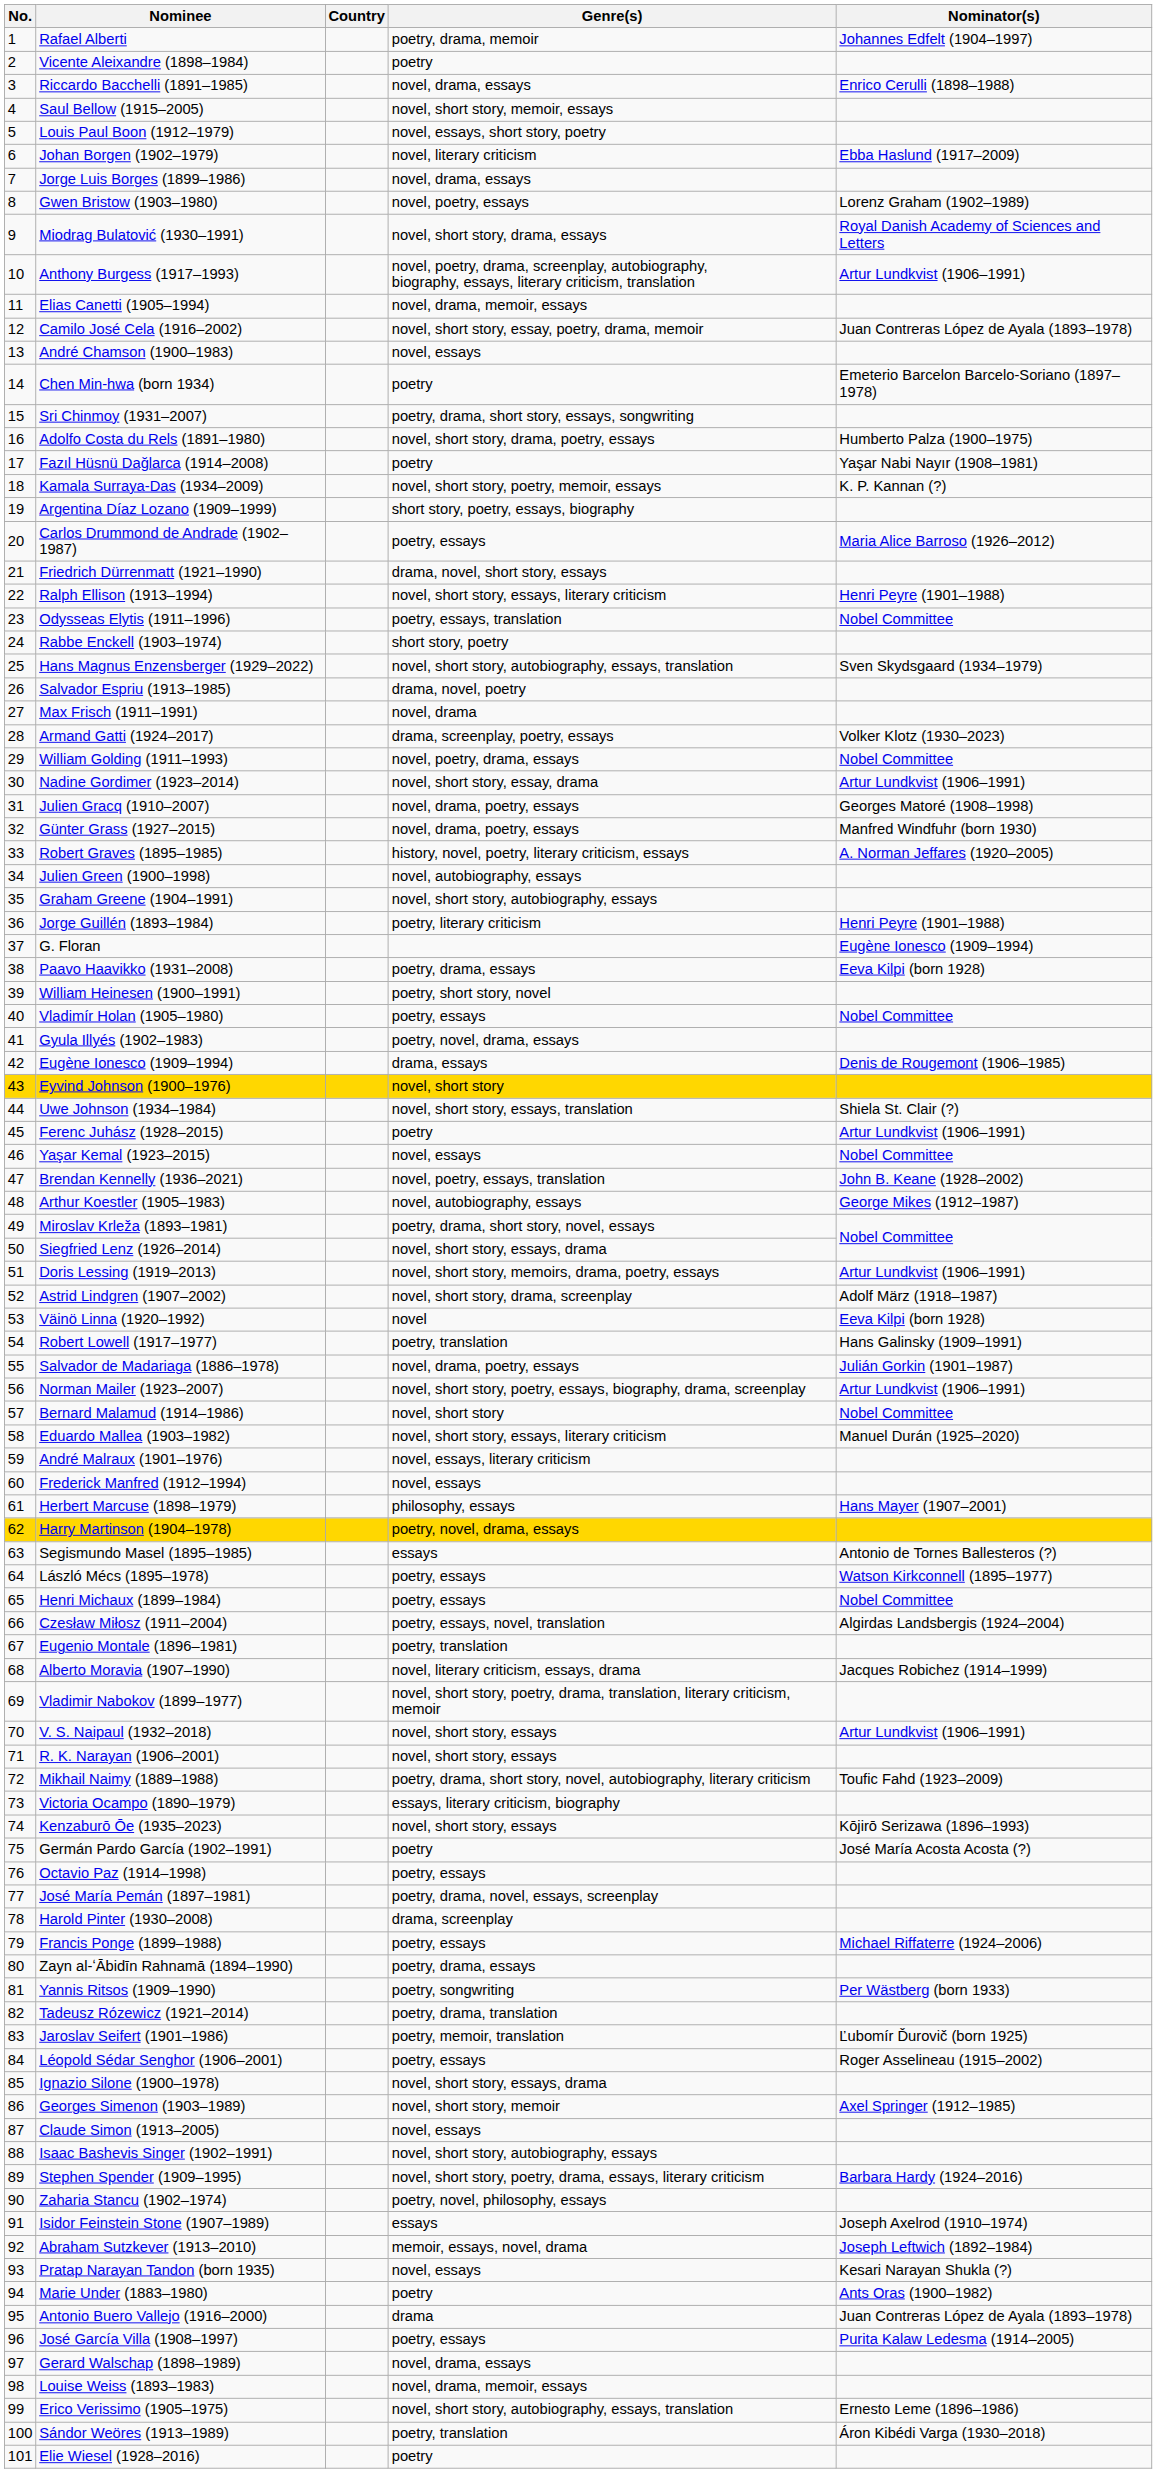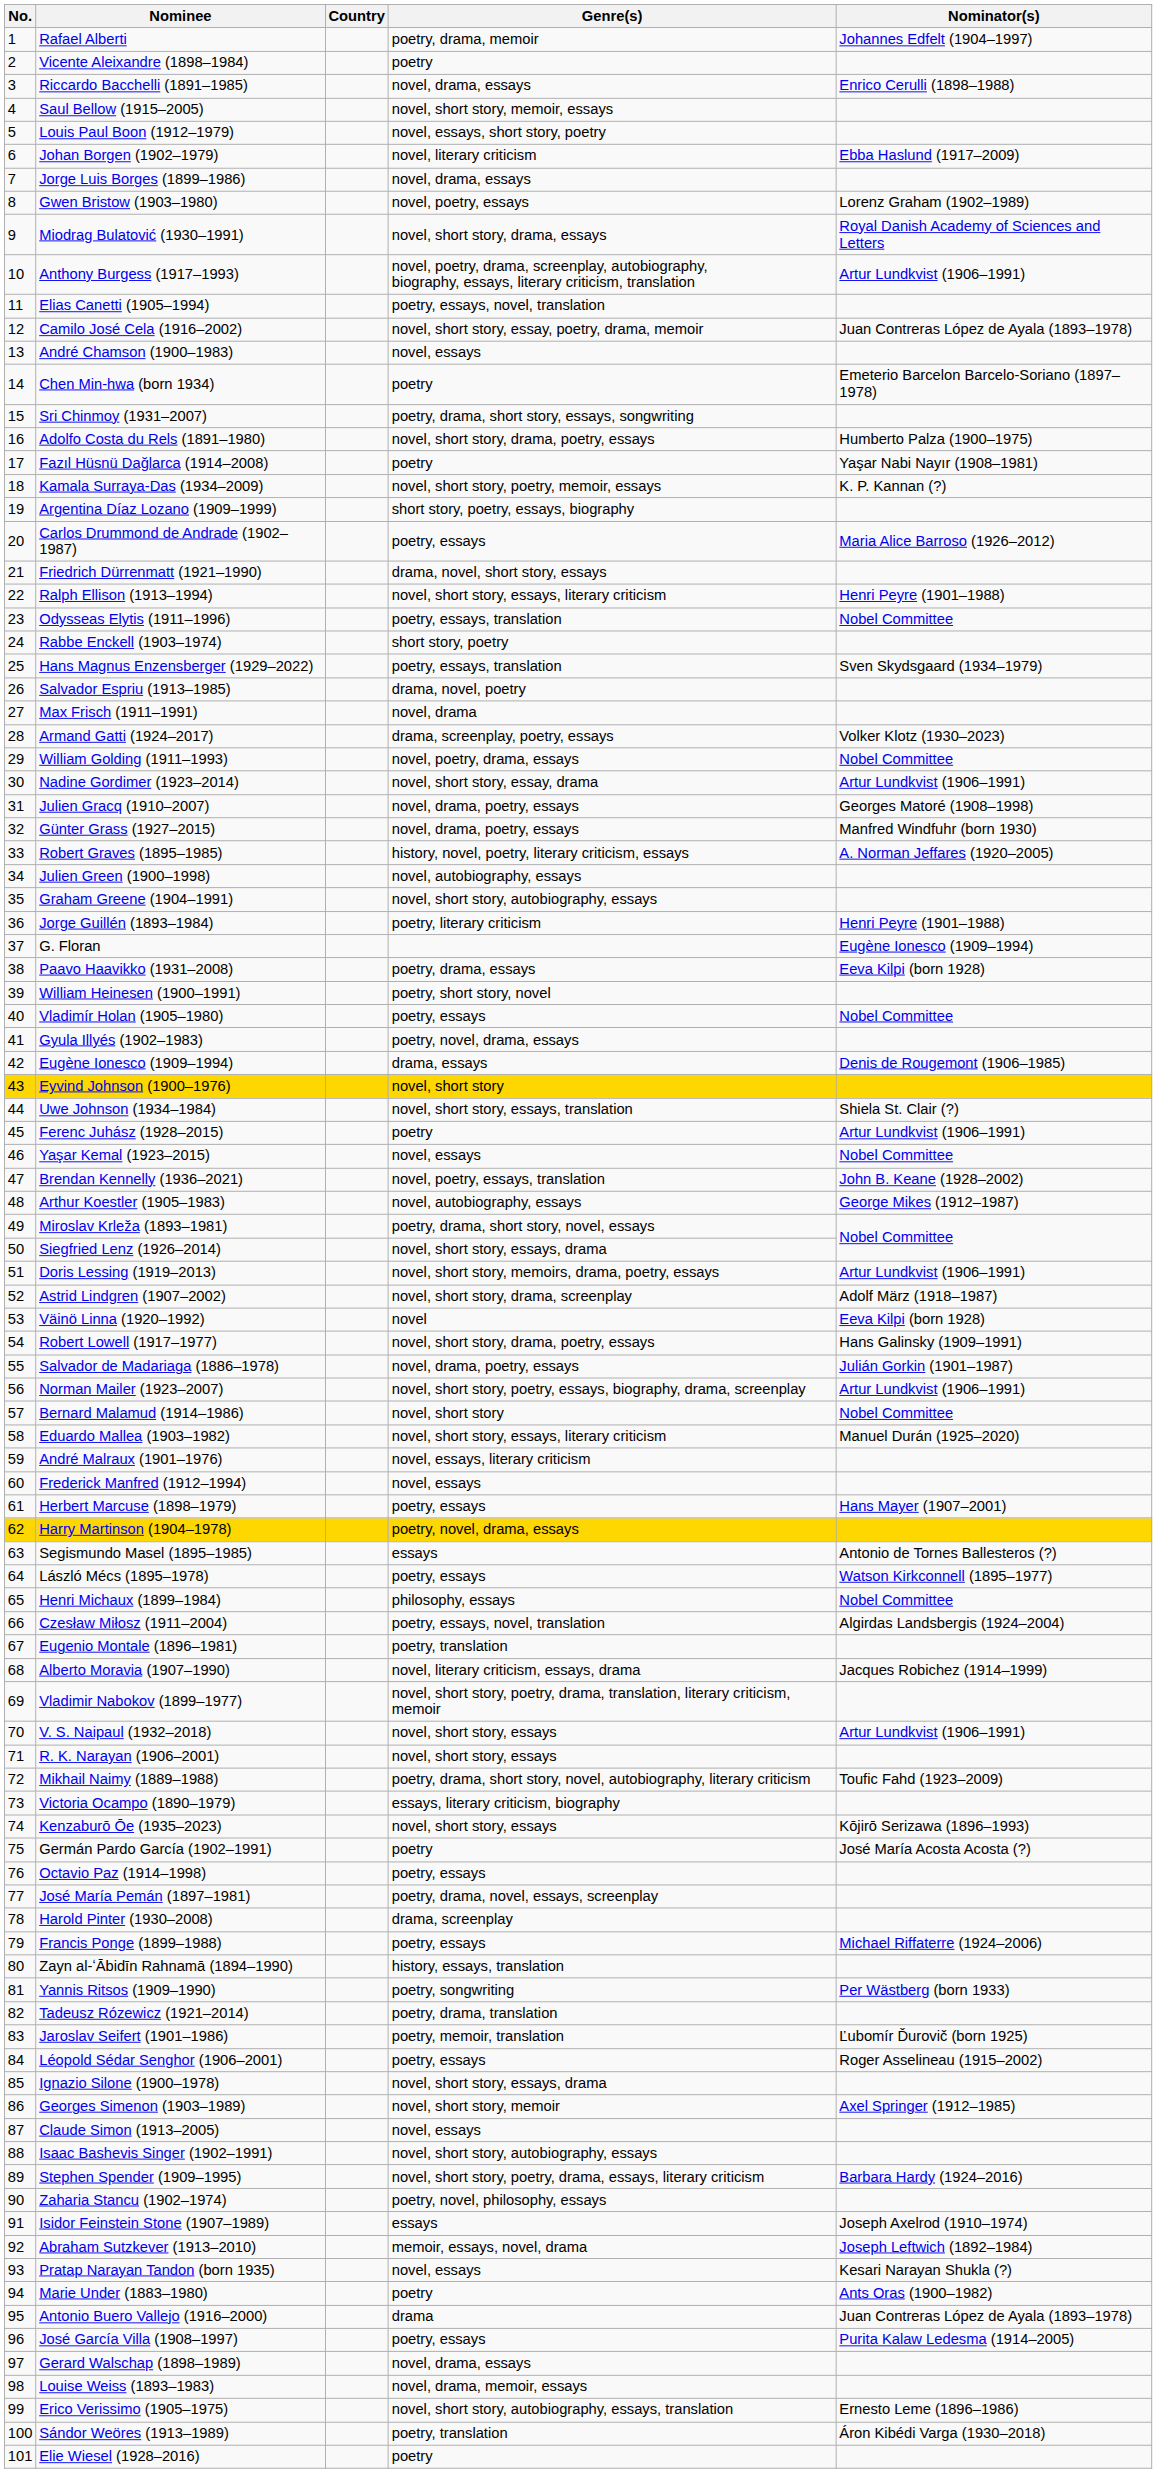(489, 306) novel, drama, memoir, essays -> (498, 306) poetry, essays, novel, translation
(562, 666) novel, short story, autobiography, essays, translation -> (477, 666) poetry, essays, translation
(450, 1343) poetry, translation -> (523, 1343) novel, short story, drama, poetry, essays
(453, 1506) philosophy, essays -> (439, 1506) poetry, essays
(439, 1599) poetry, essays -> (453, 1599) philosophy, essays
(464, 1966) poetry, drama, essays -> (478, 1966) history, essays, translation
